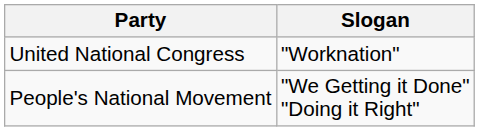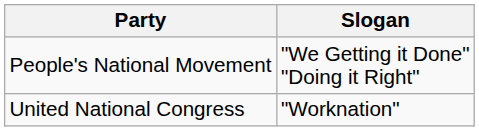rows swapped: (140, 97) <-> (127, 53)
